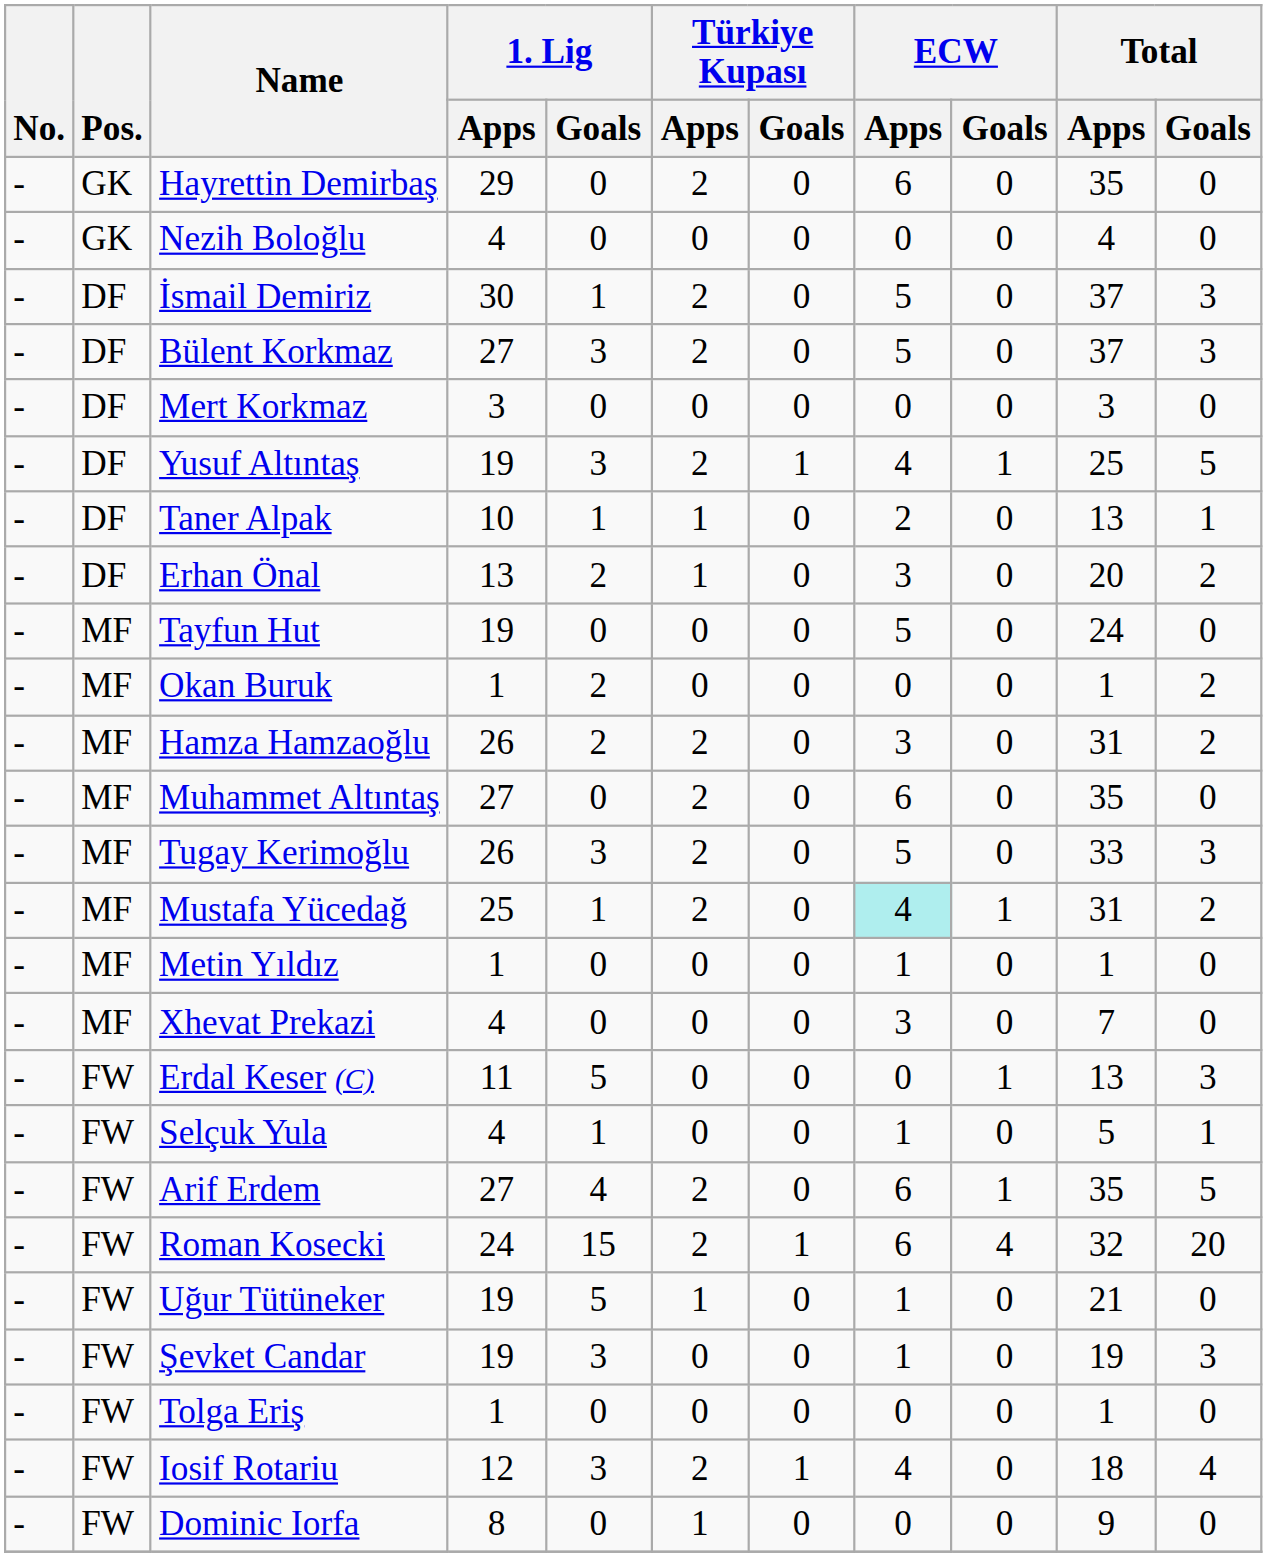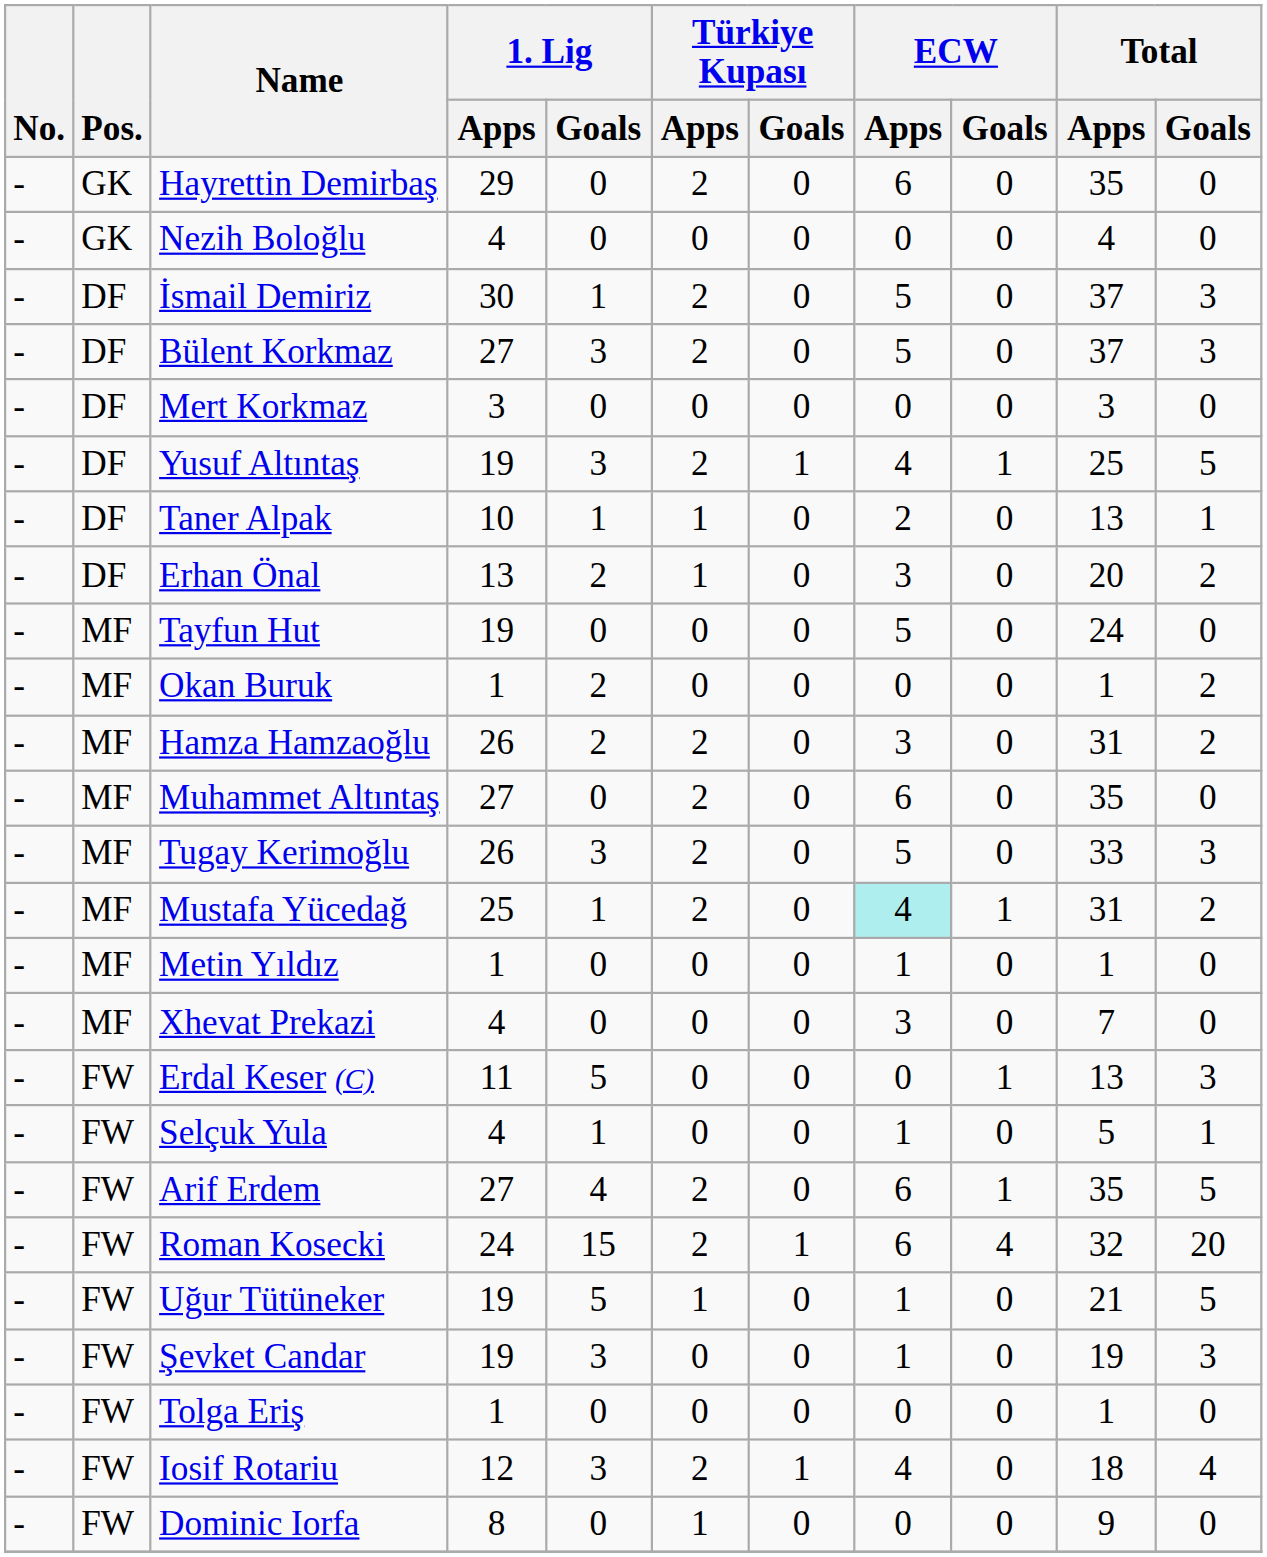(1208, 1300) 0 -> (1208, 1300) 5
